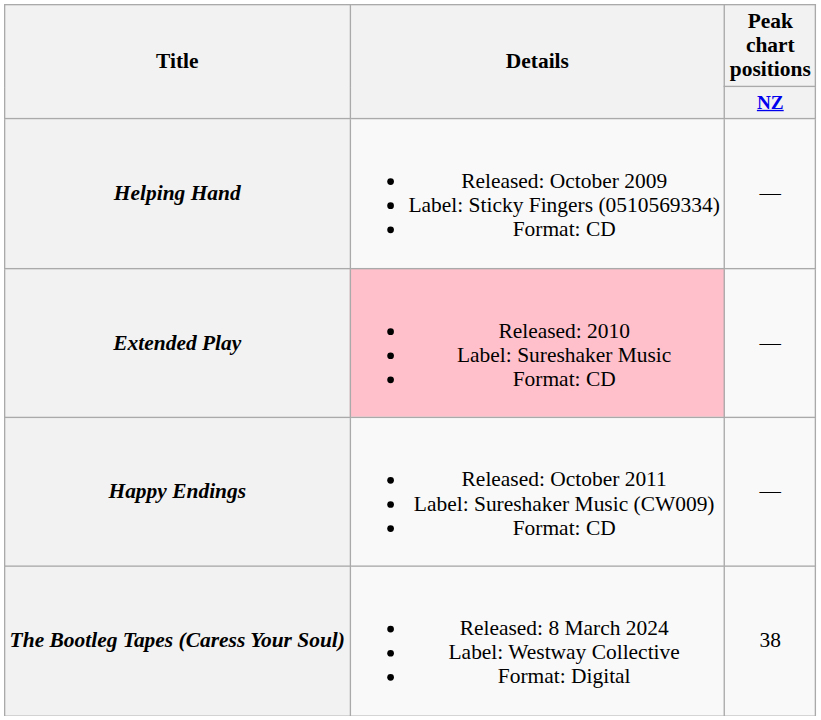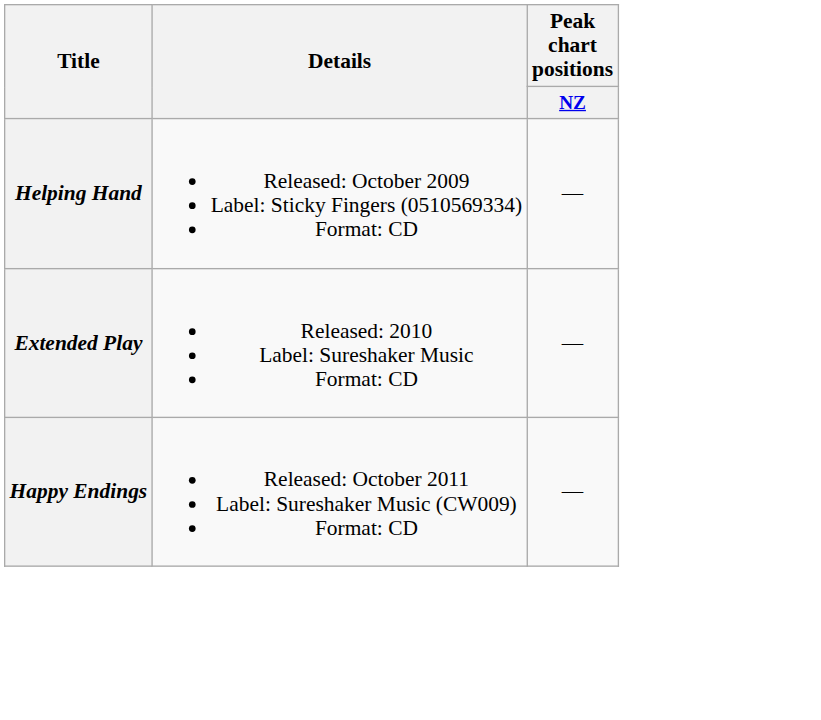(537, 355) pink background -> (340, 355) no background
- row: (177, 640)
